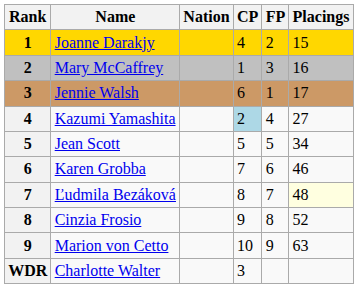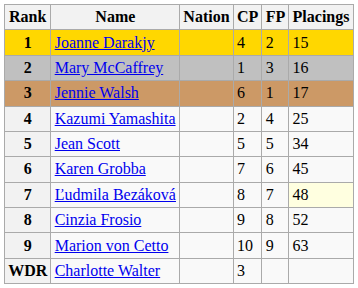(241, 118) lightblue background -> (241, 118) no background
(301, 118) 27 -> (301, 118) 25
(301, 169) 46 -> (301, 169) 45
